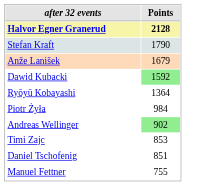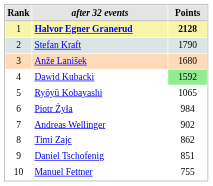+ column: (19, 13)
(161, 61) 1679 -> (188, 61) 1680
(161, 93) 1364 -> (188, 93) 1065
(161, 124) lightgreen background -> (188, 124) no background
(161, 140) 853 -> (188, 140) 862
